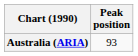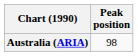(112, 42) 93 -> (112, 42) 98
